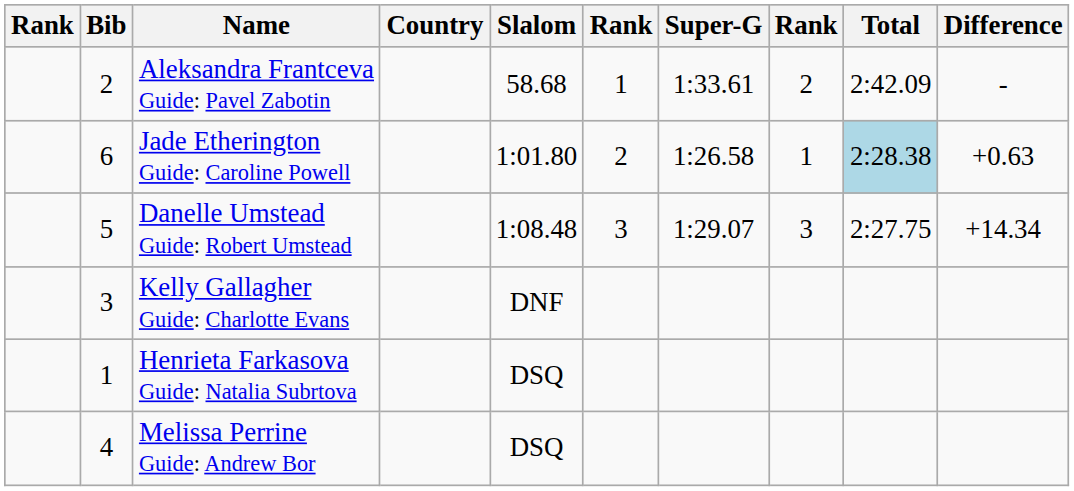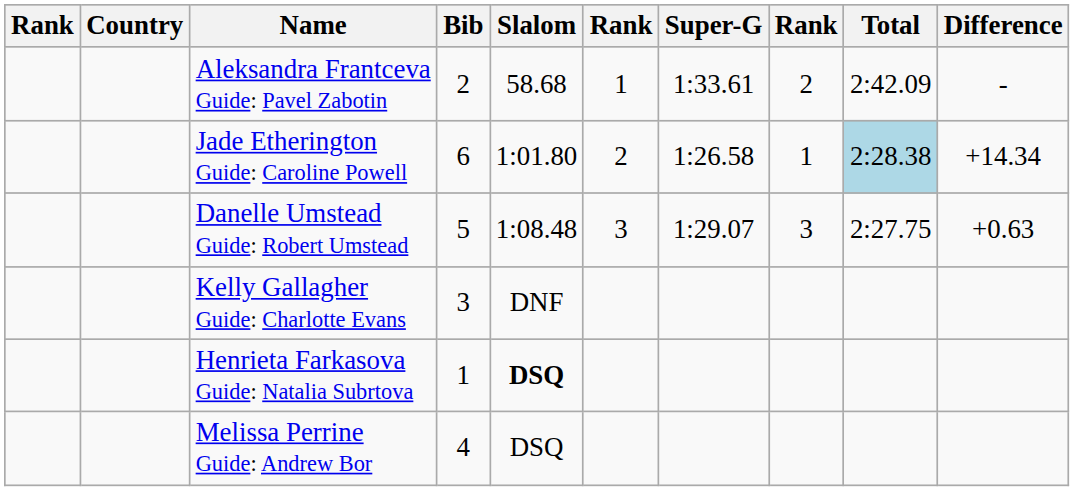columns swapped: (106, 25) <-> (435, 25)
(1003, 156) +0.63 -> (1003, 156) +14.34
(1003, 229) +14.34 -> (1003, 229) +0.63
(537, 375) normal -> (537, 375) bold
